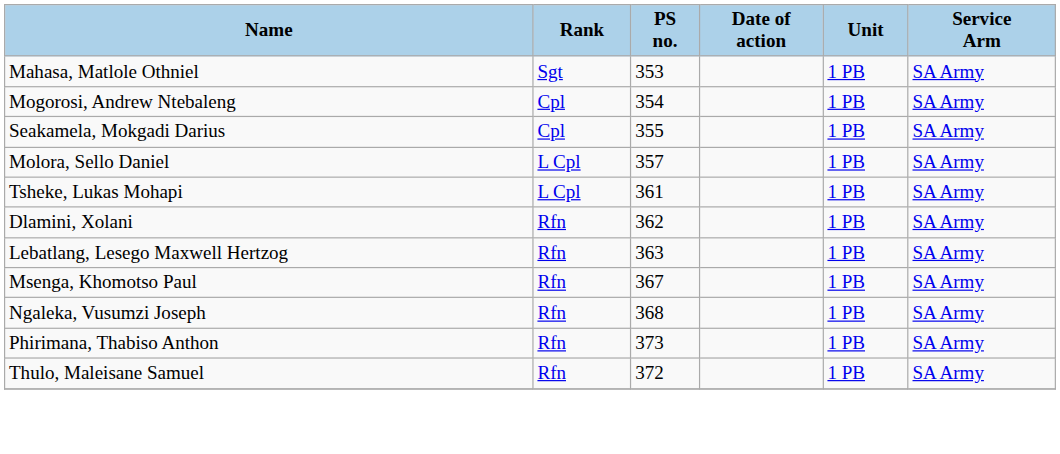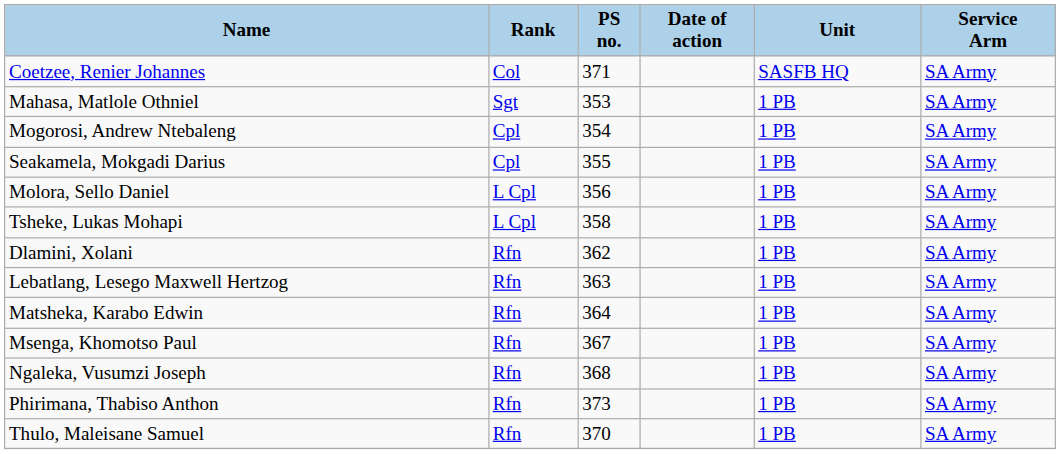+ row: (107, 71)
(649, 161) 357 -> (596, 191) 356
(649, 191) 361 -> (596, 222) 358
+ row: (106, 312)
(649, 373) 372 -> (596, 433) 370
